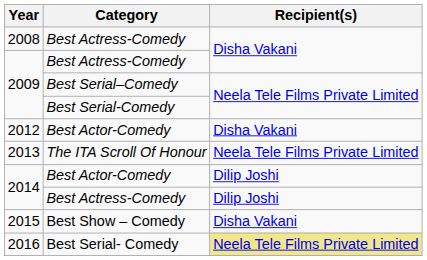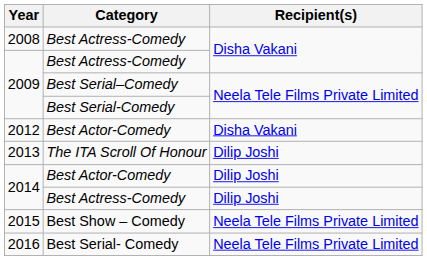(316, 152) Neela Tele Films Private Limited -> (246, 152) Dilip Joshi
(255, 221) Disha Vakani -> (316, 221) Neela Tele Films Private Limited
(316, 244) khaki background -> (316, 244) no background
